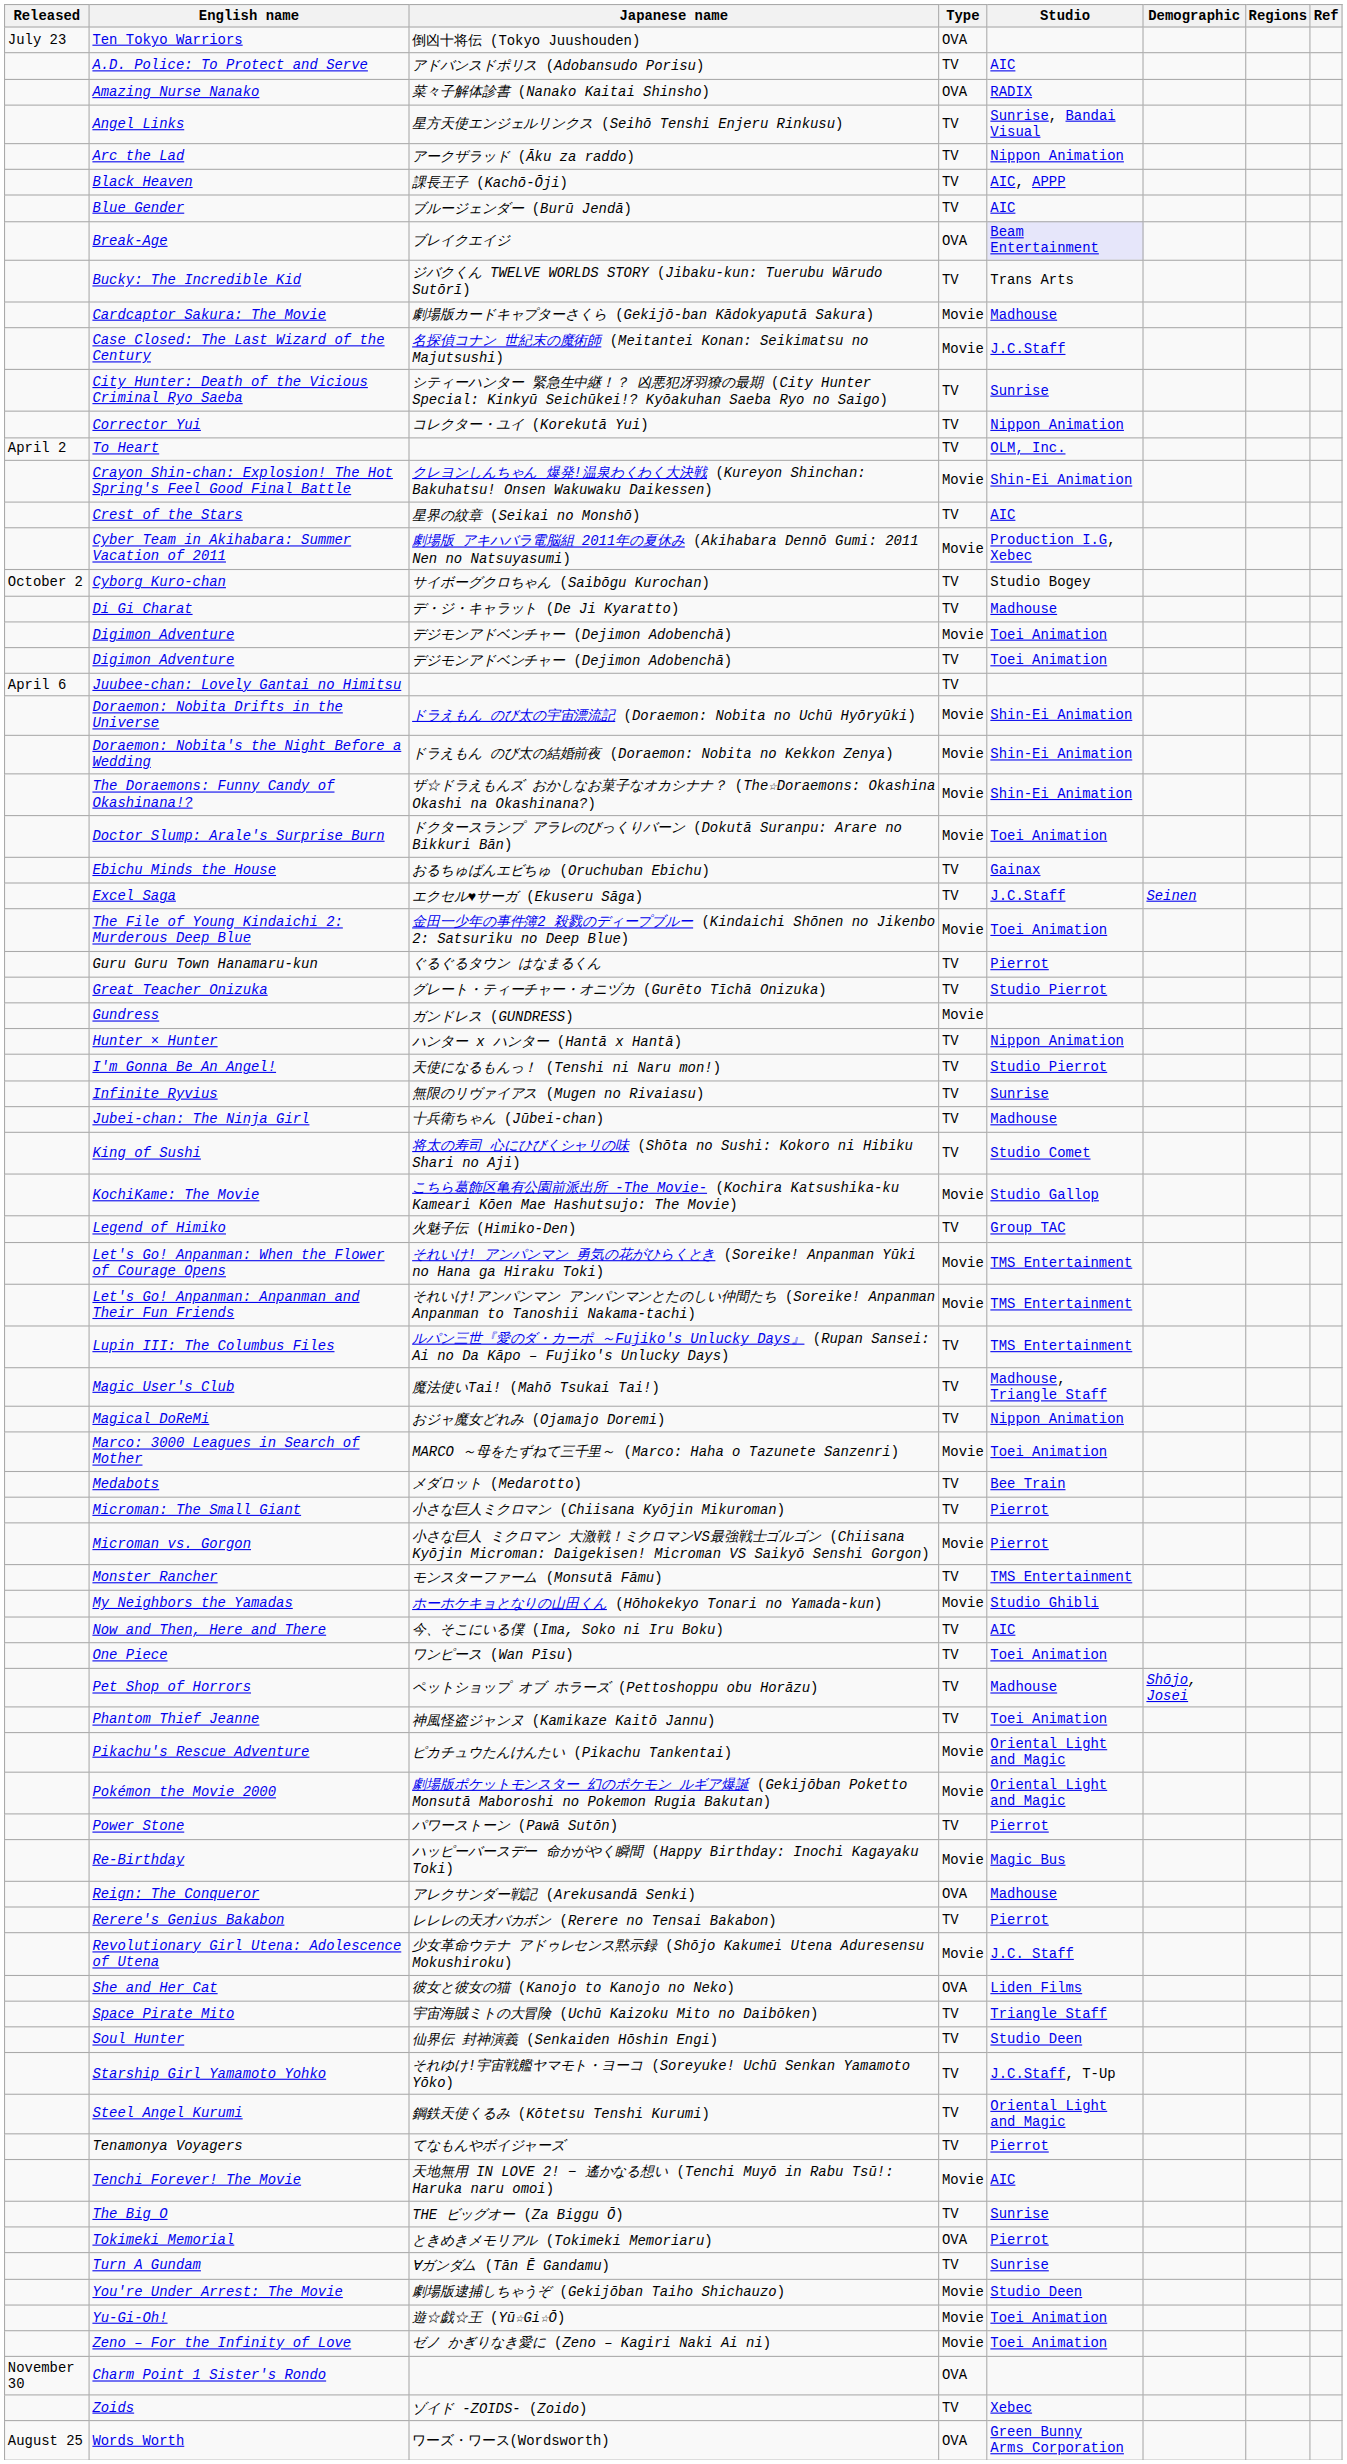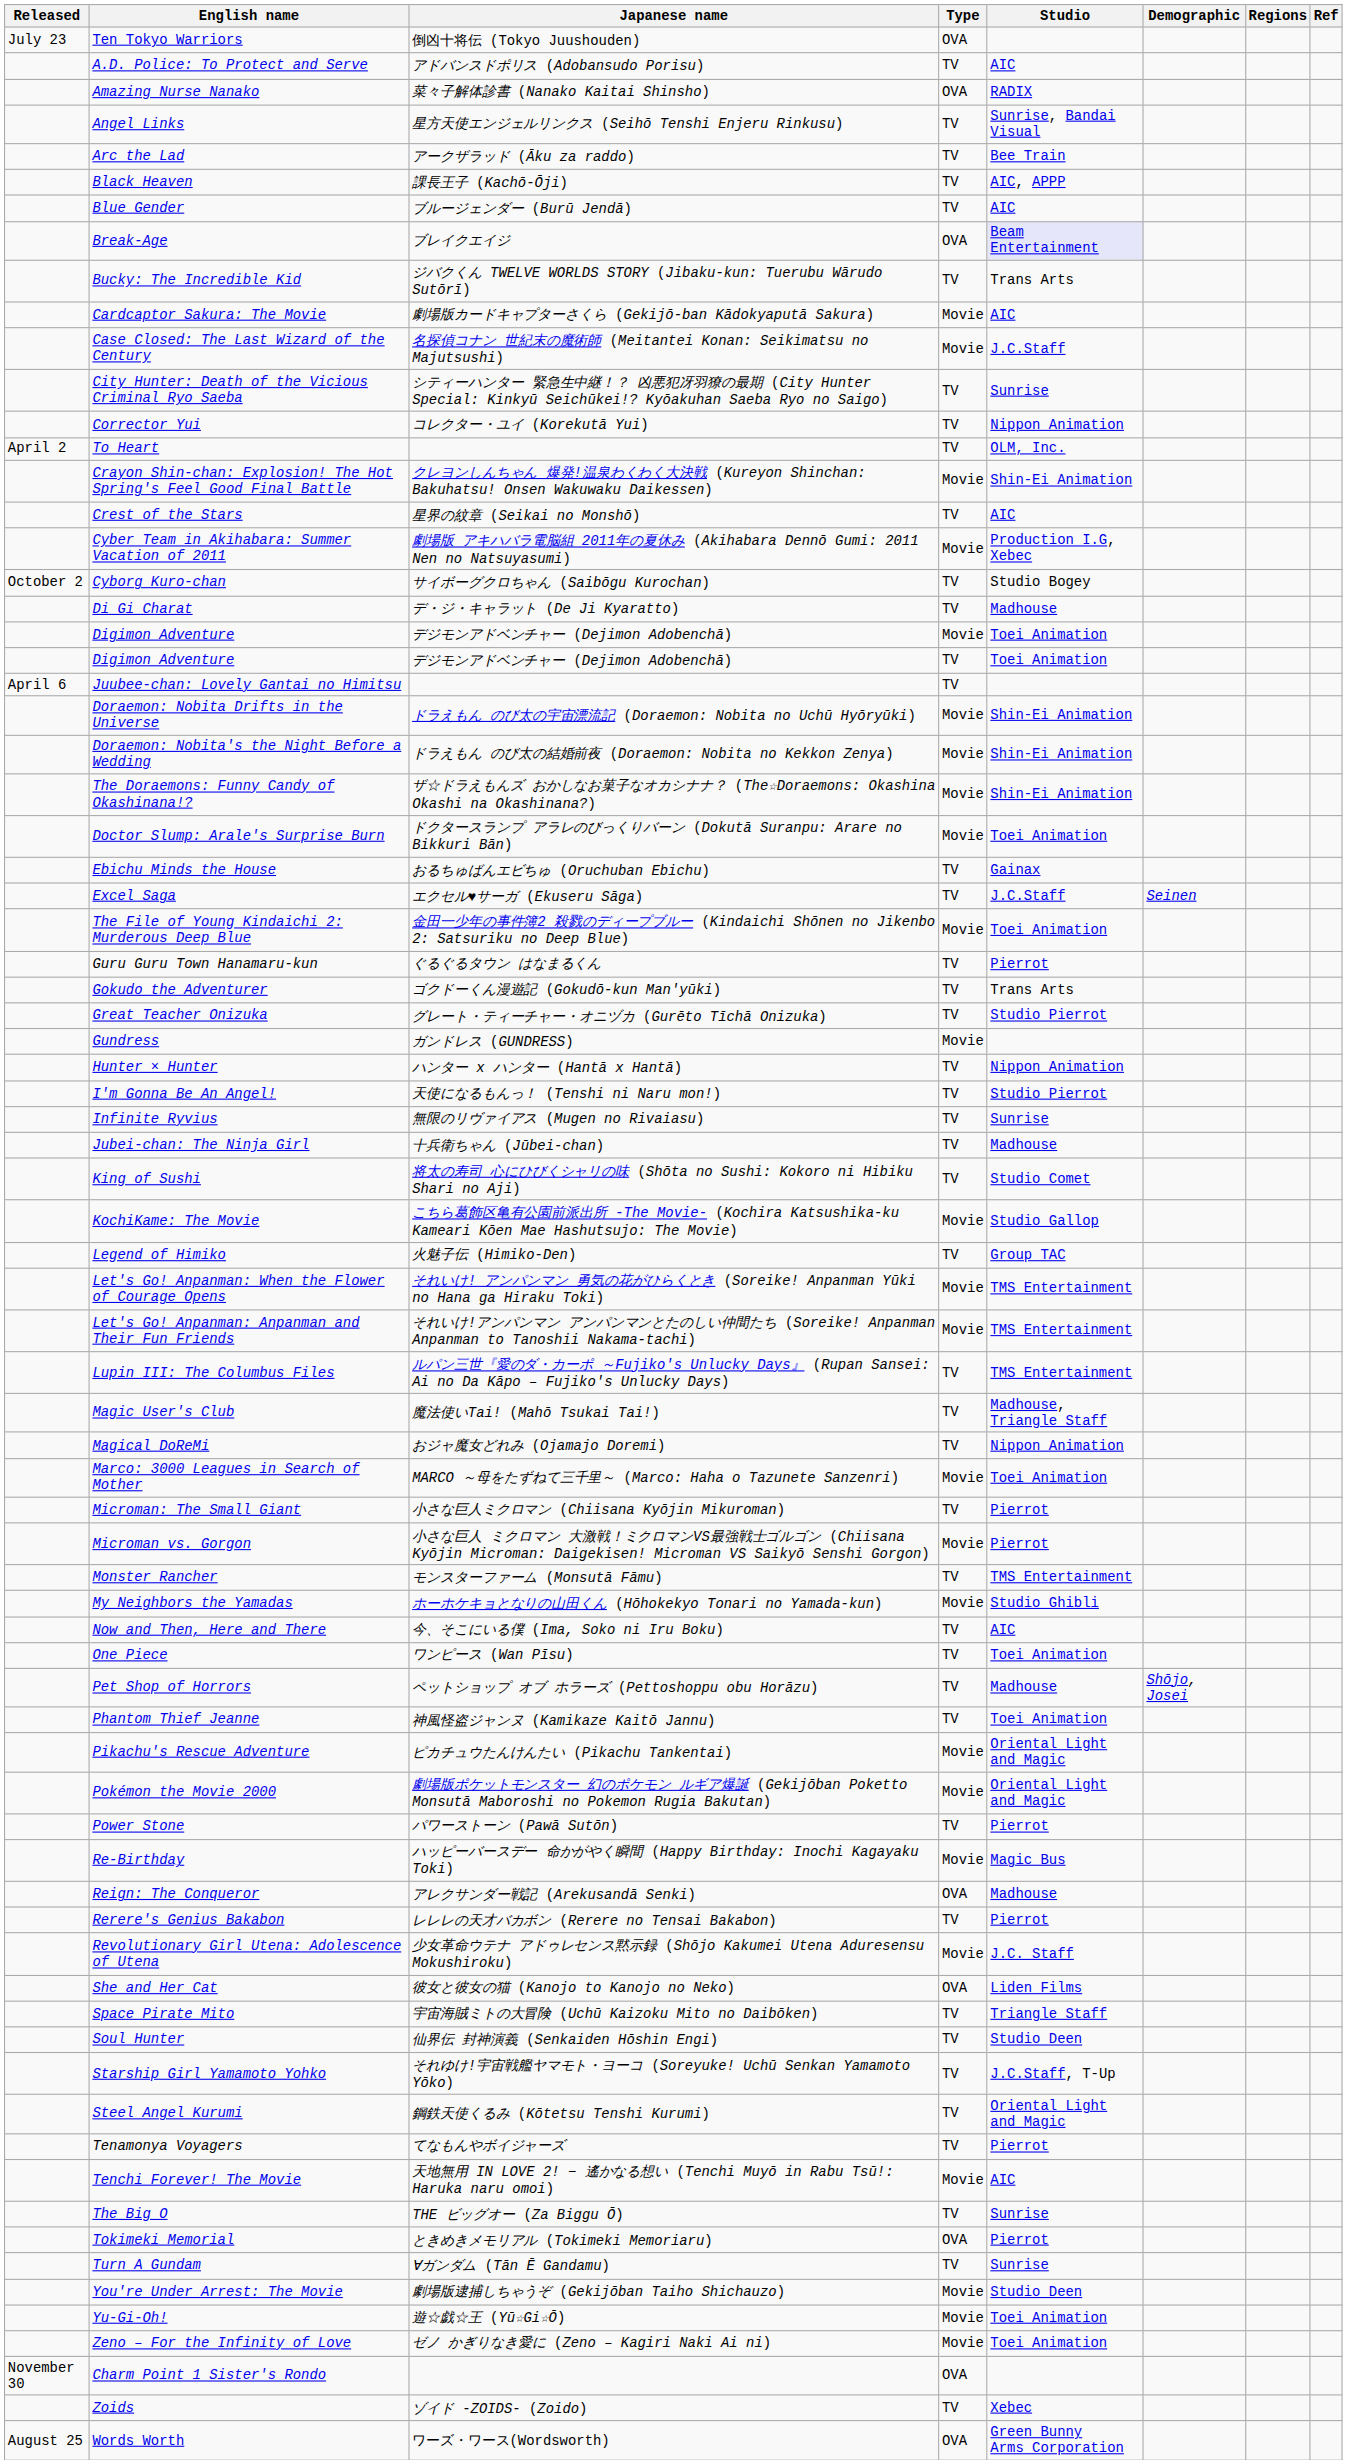(1057, 157) Nippon Animation -> (1028, 157) Bee Train
(1024, 315) Madhouse -> (1003, 315) AIC
+ row: (180, 990)
- row: (126, 1484)
